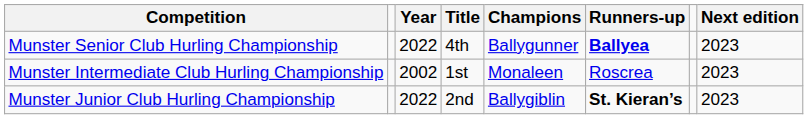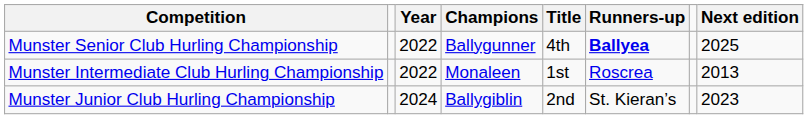columns swapped: (535, 18) <-> (463, 18)
(720, 45) 2023 -> (720, 45) 2025
(418, 72) 2002 -> (418, 72) 2022
(720, 72) 2023 -> (720, 72) 2013
(418, 99) 2022 -> (418, 99) 2024
(636, 99) bold -> (633, 99) normal
